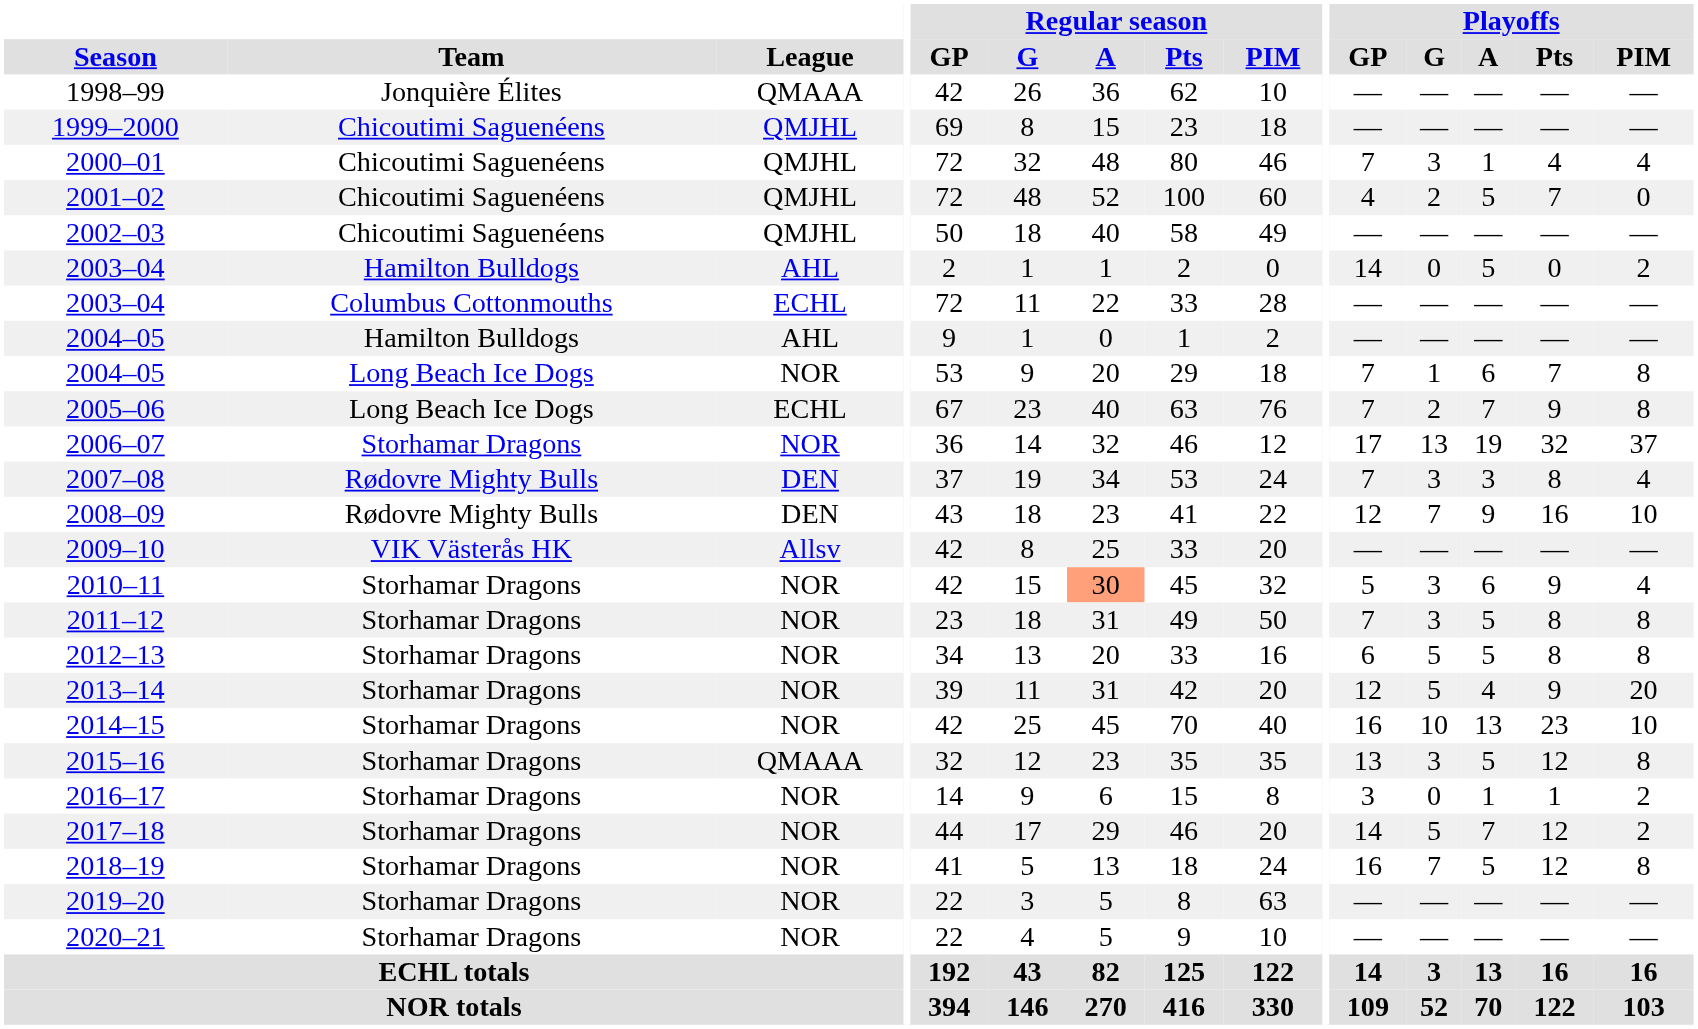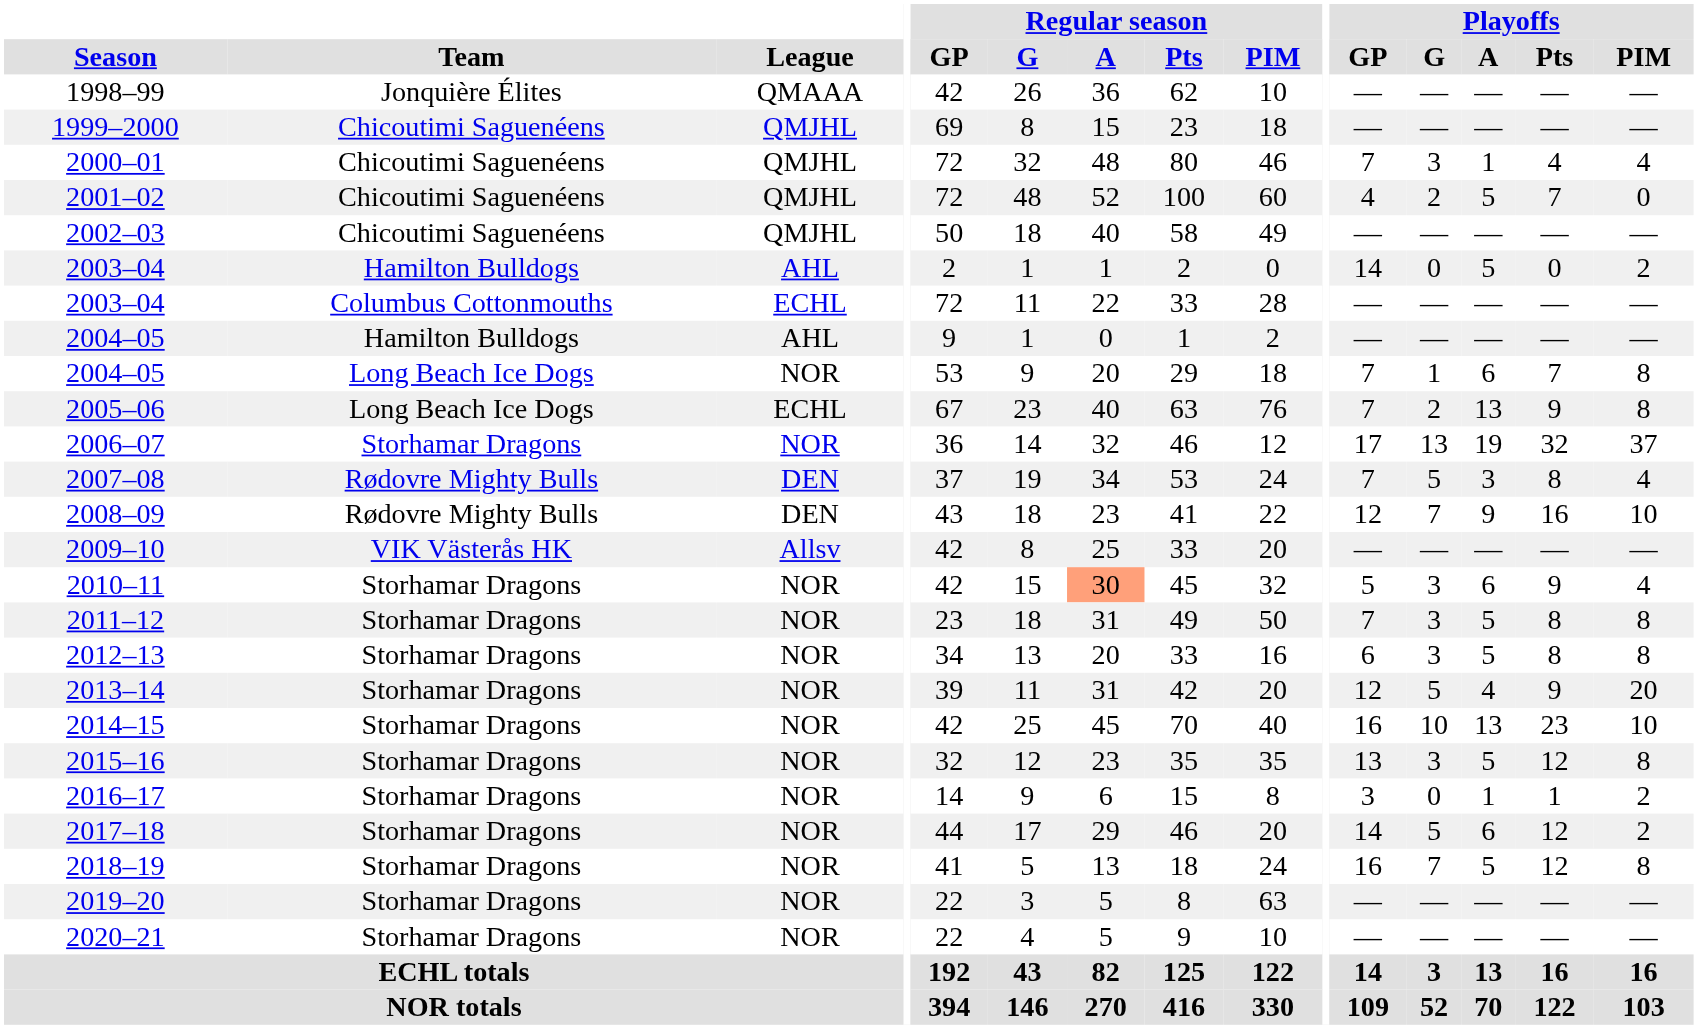(1488, 408) 7 -> (1488, 408) 13
(1434, 478) 3 -> (1434, 478) 5
(1434, 654) 5 -> (1434, 654) 3
(810, 760) QMAAA -> (810, 760) NOR
(1488, 830) 7 -> (1488, 830) 6
